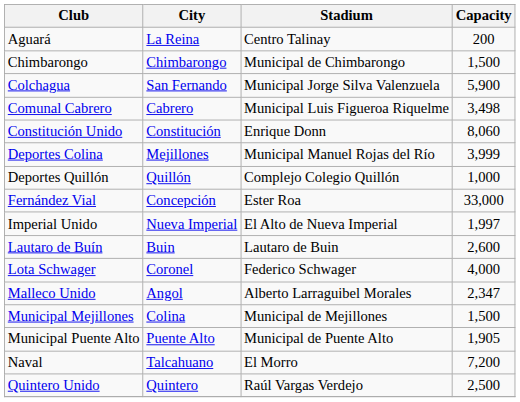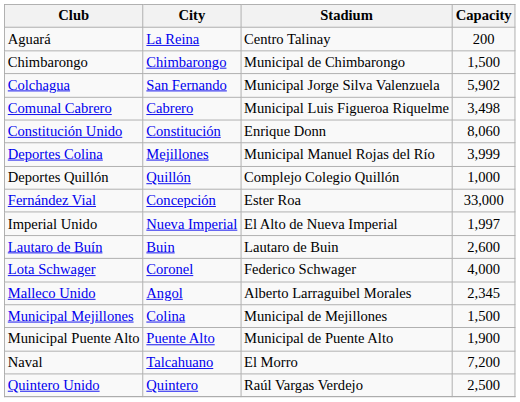(484, 85) 5,900 -> (484, 85) 5,902
(484, 293) 2,347 -> (484, 293) 2,345
(484, 339) 1,905 -> (484, 339) 1,900
